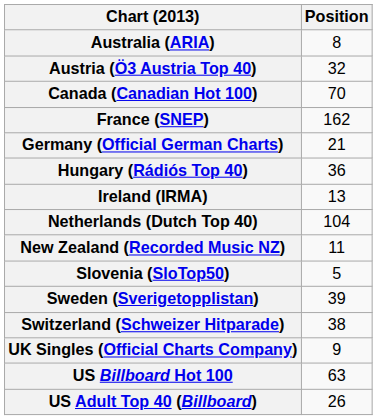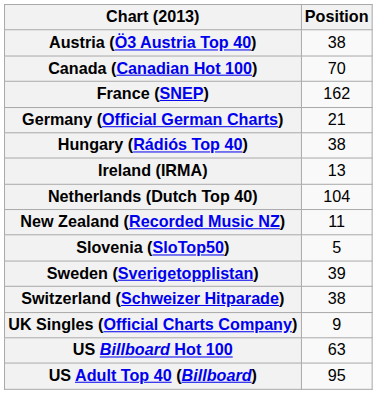- row: (153, 42)
(337, 68) 32 -> (337, 42) 38
(337, 171) 36 -> (337, 145) 38
(337, 401) 26 -> (337, 376) 95
